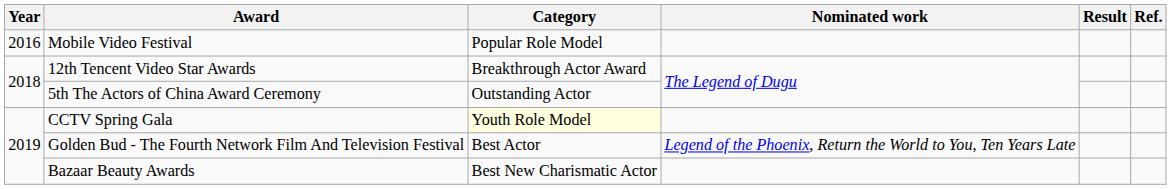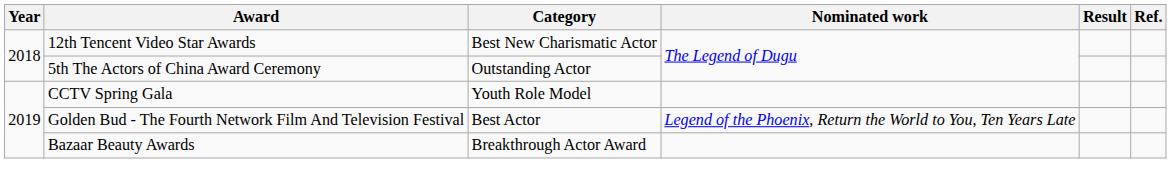- row: (120, 42)
(559, 68) Breakthrough Actor Award -> (564, 42) Best New Charismatic Actor
(531, 119) lightyellow background -> (531, 94) no background
(564, 171) Best New Charismatic Actor -> (559, 145) Breakthrough Actor Award
